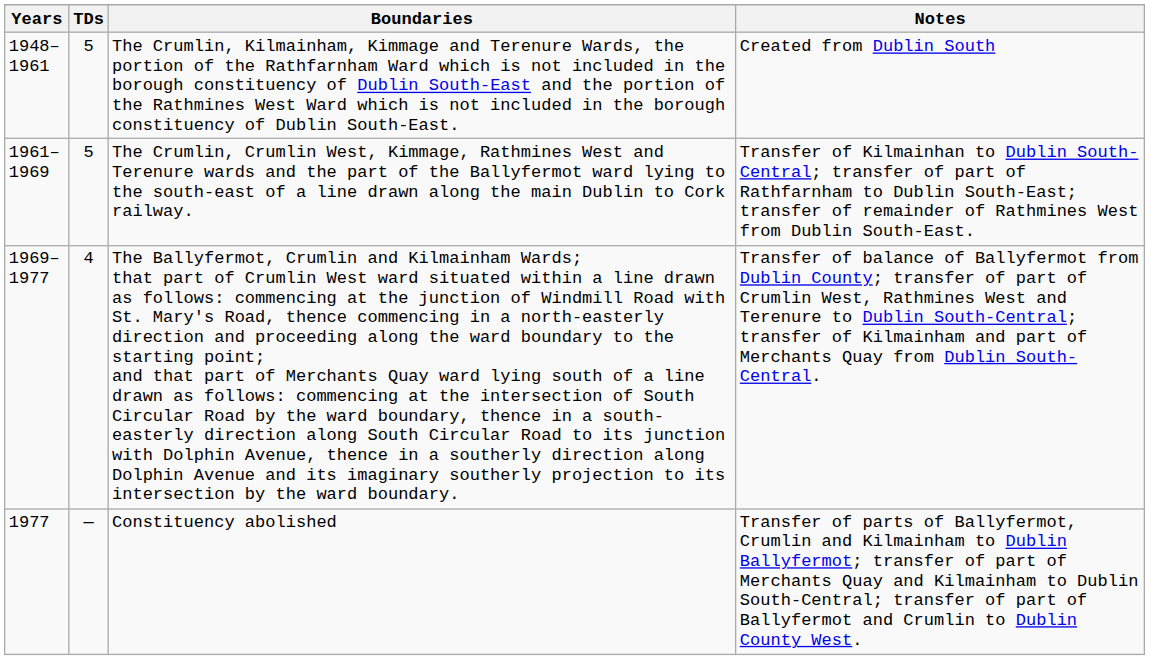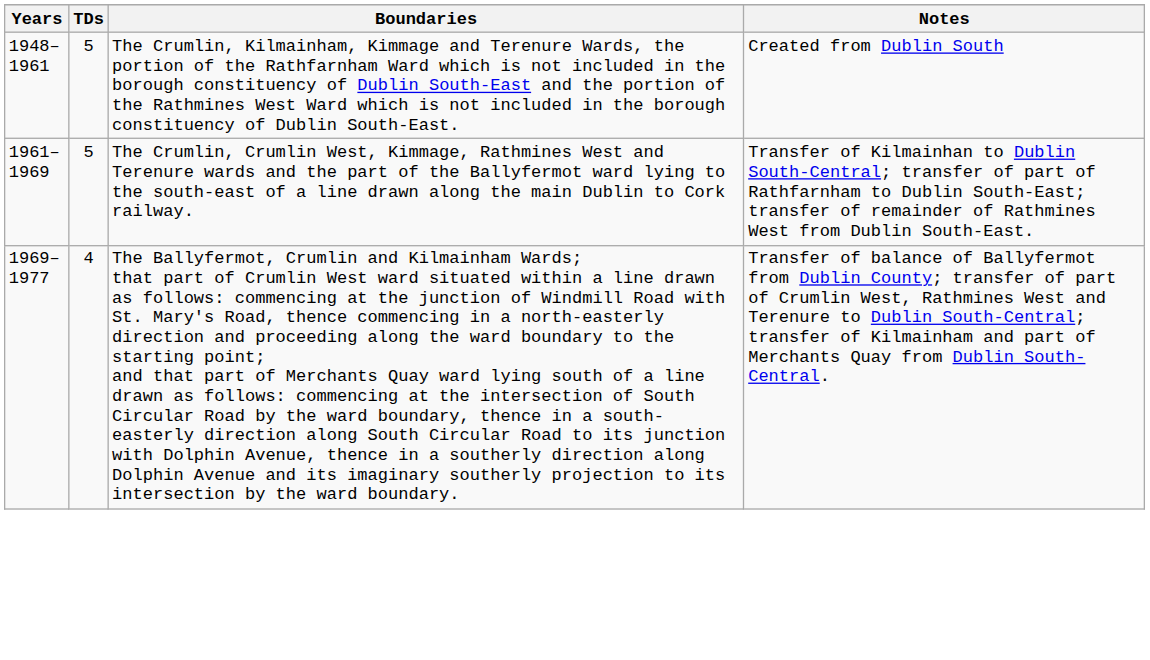- row: (224, 523)
